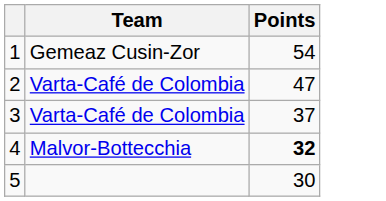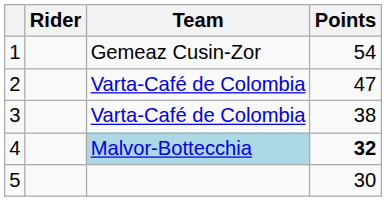+ column: (56, 20)
(304, 116) 37 -> (365, 116) 38
(110, 148) no background -> (171, 148) lightblue background
